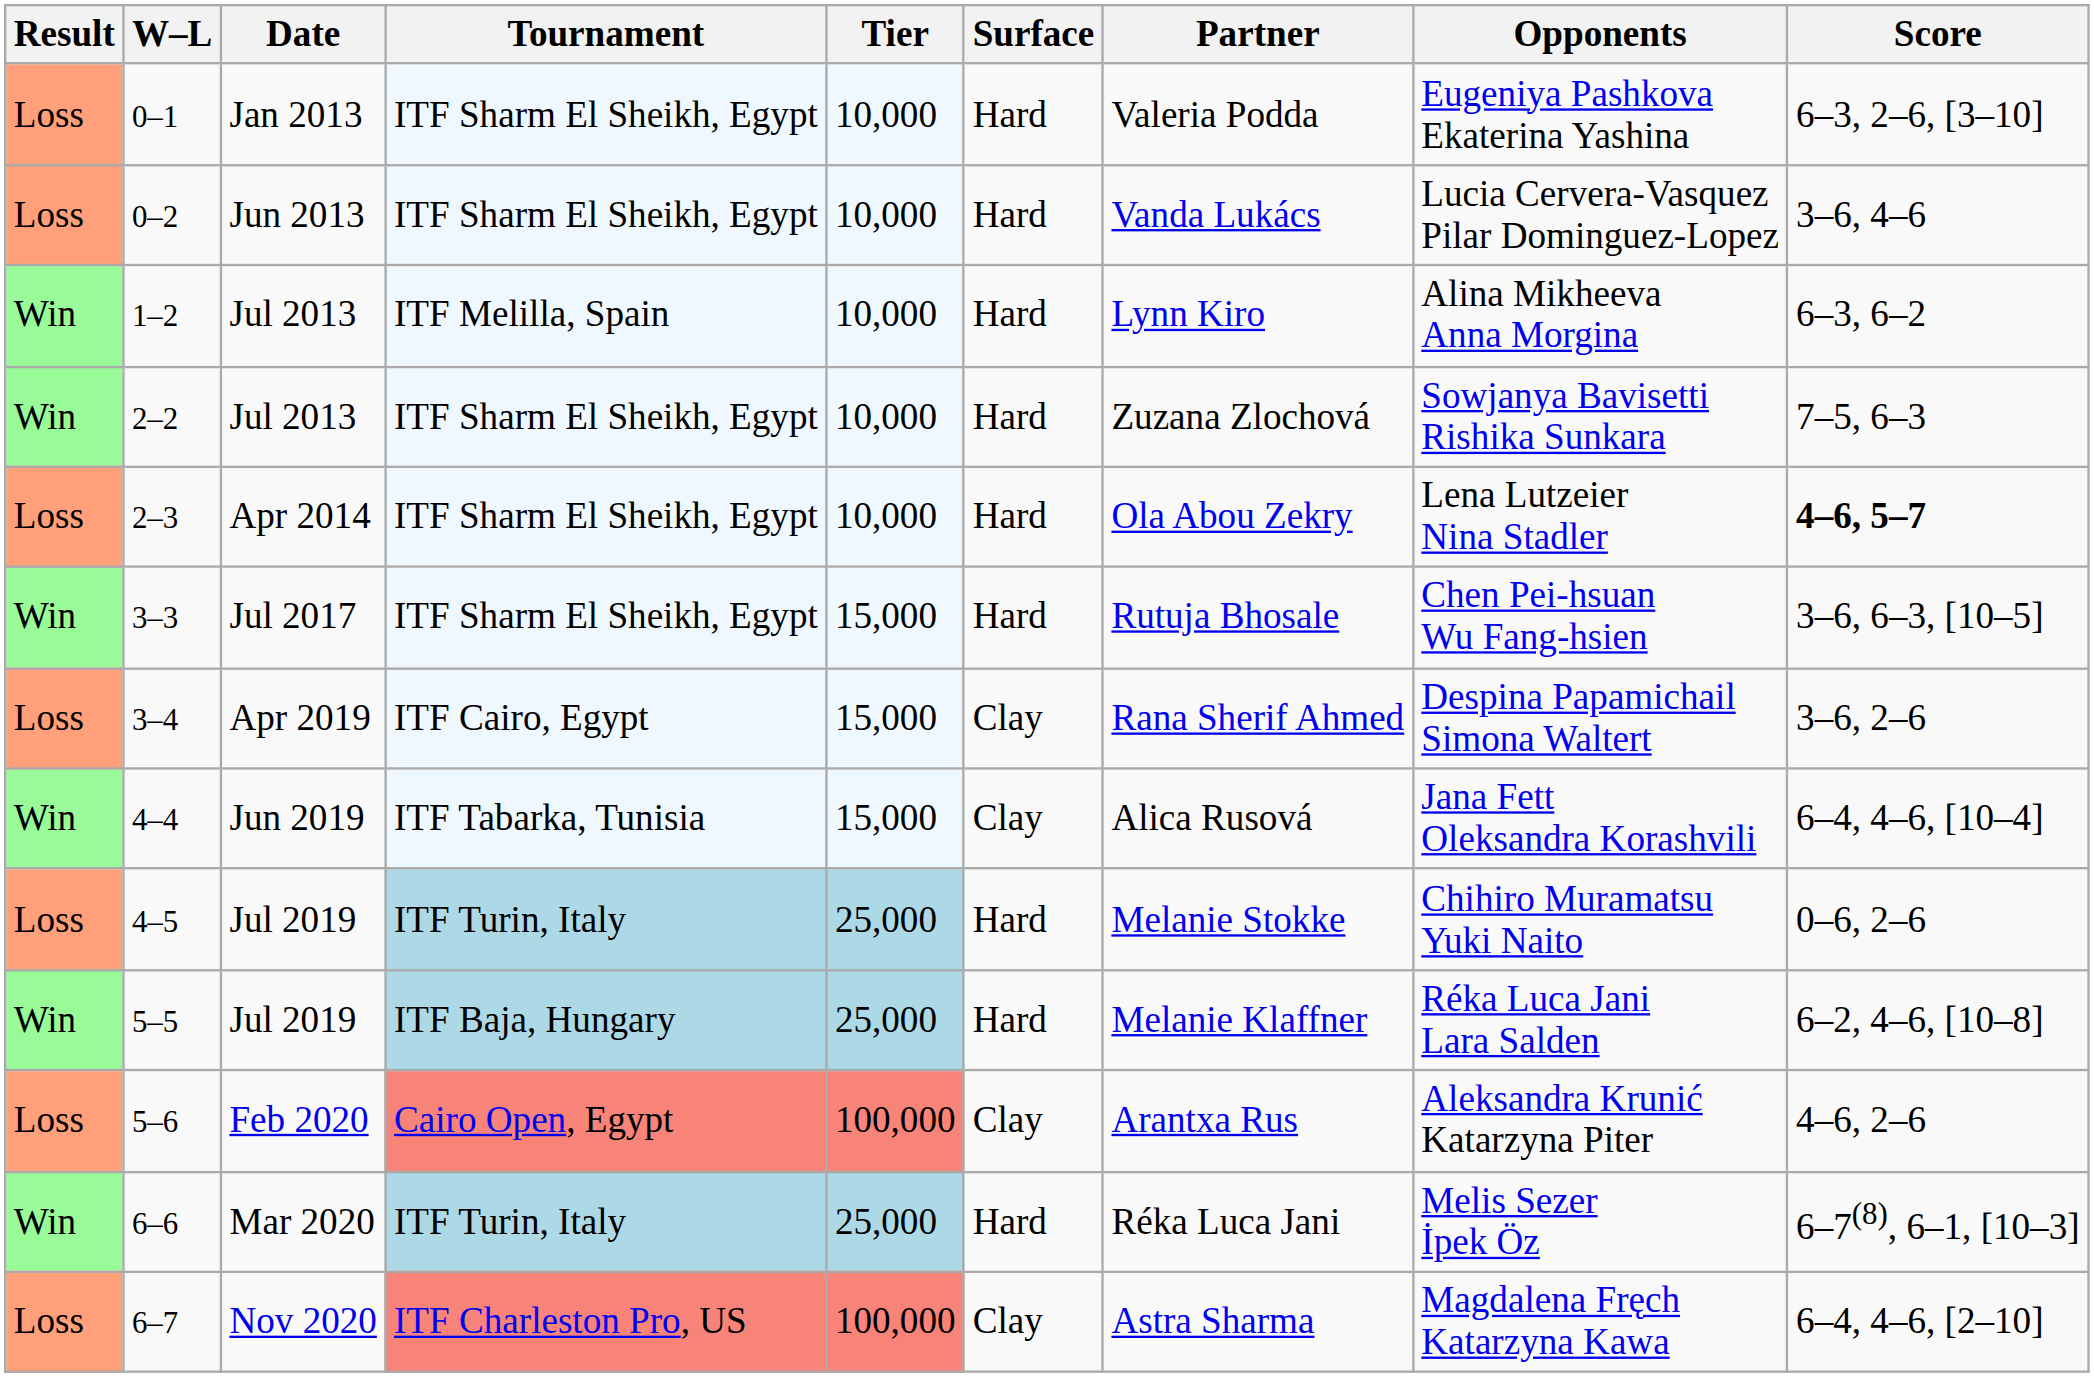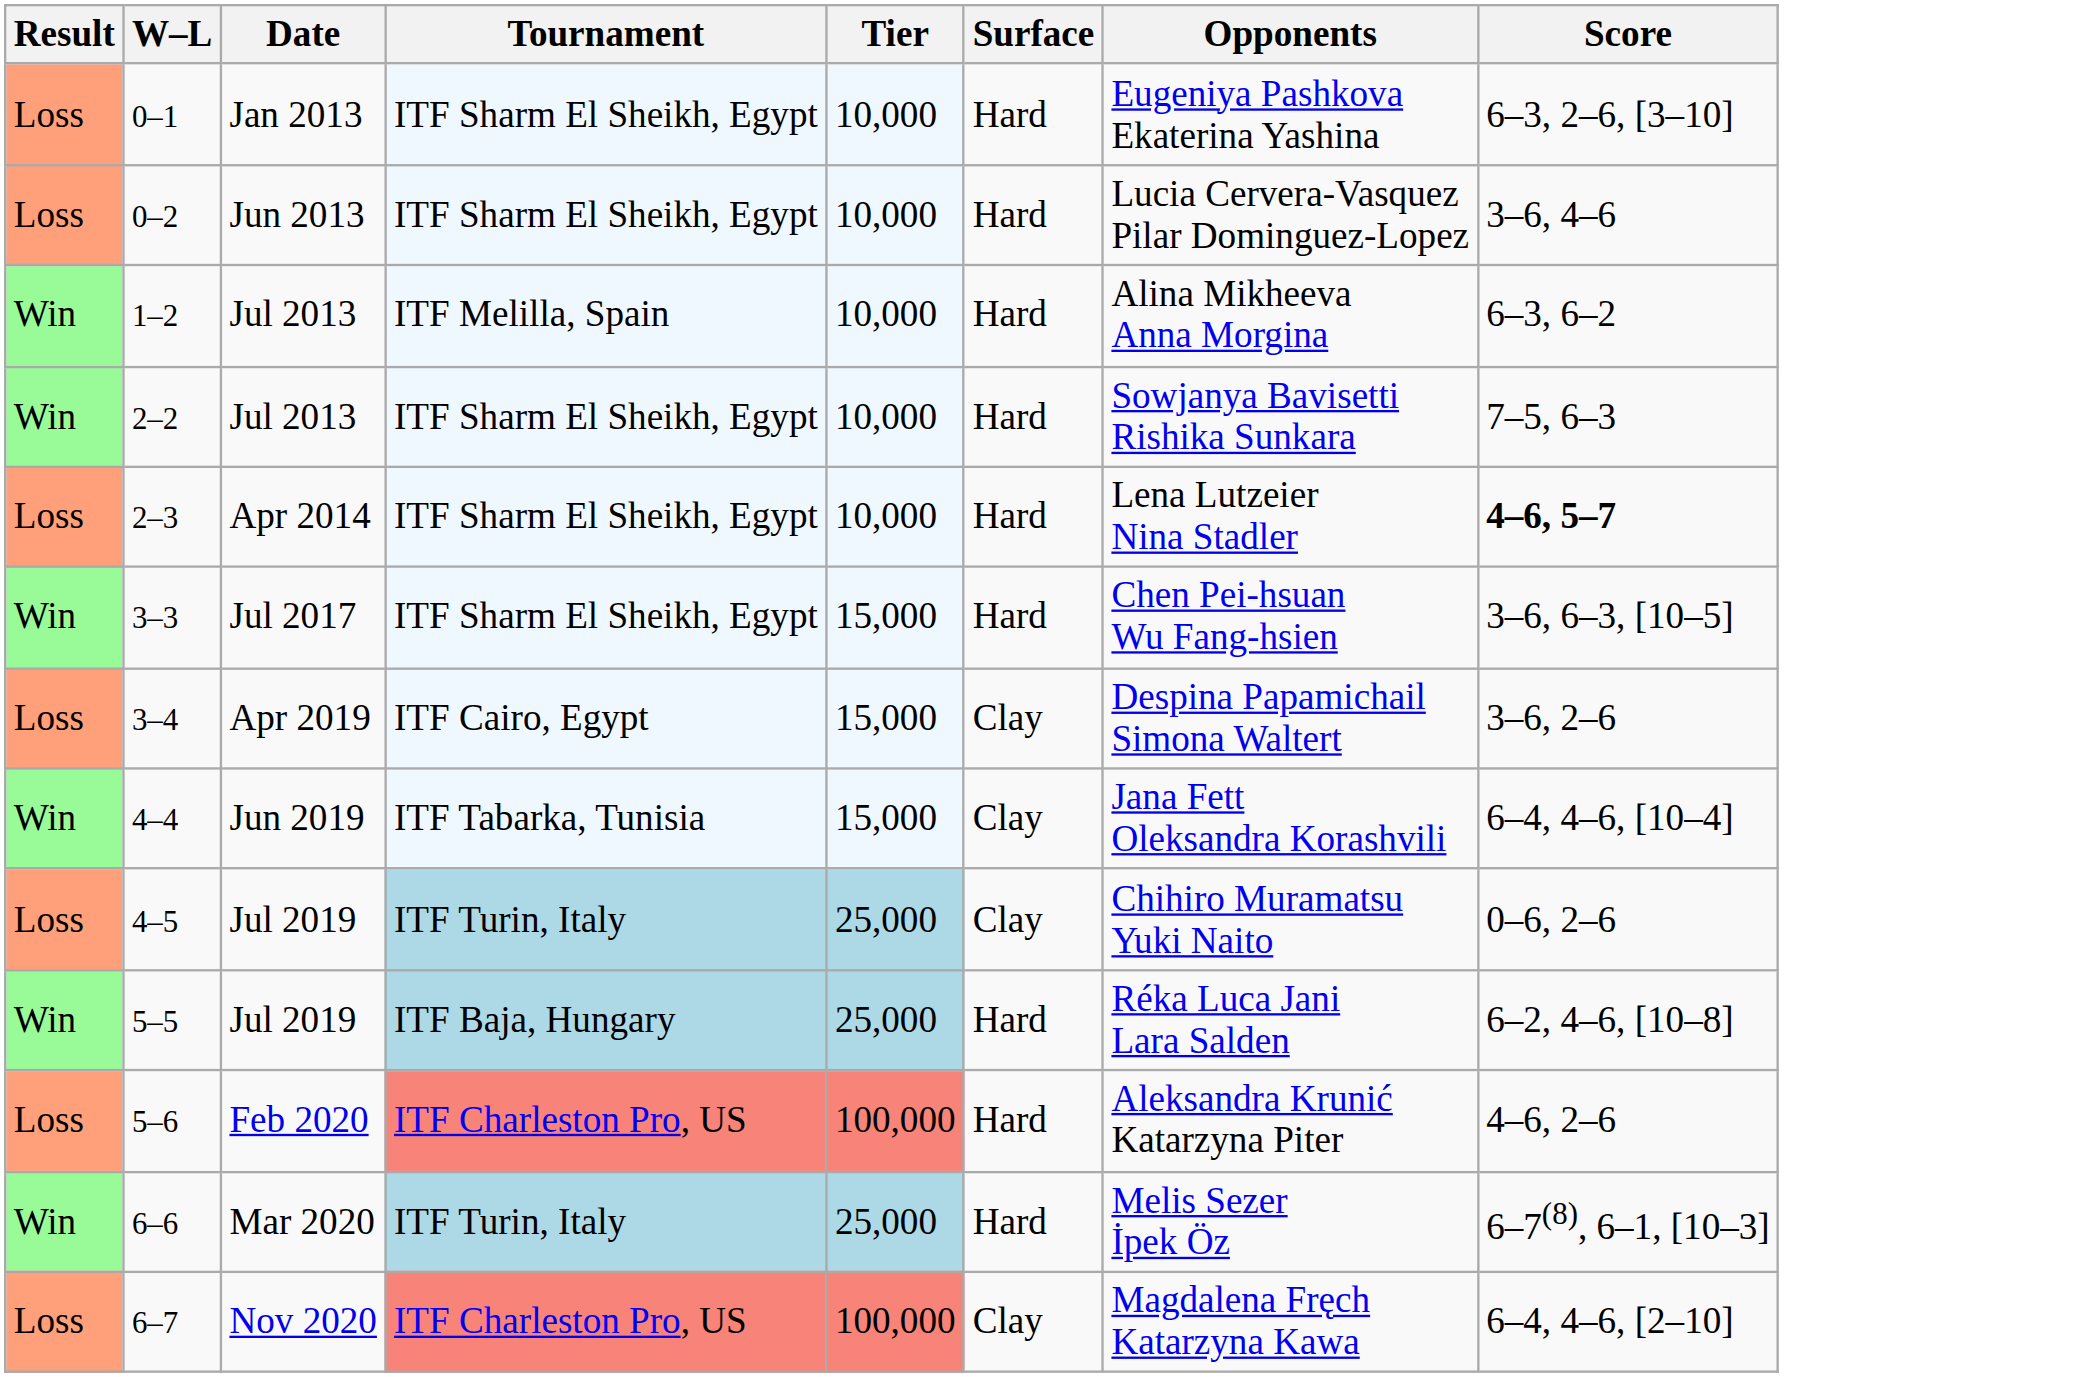- column: (1258, 33)
(1010, 918) Hard -> (1008, 918) Clay
(534, 1119) Cairo Open, Egypt -> (570, 1119) ITF Charleston Pro, US
(1008, 1119) Clay -> (1010, 1119) Hard
